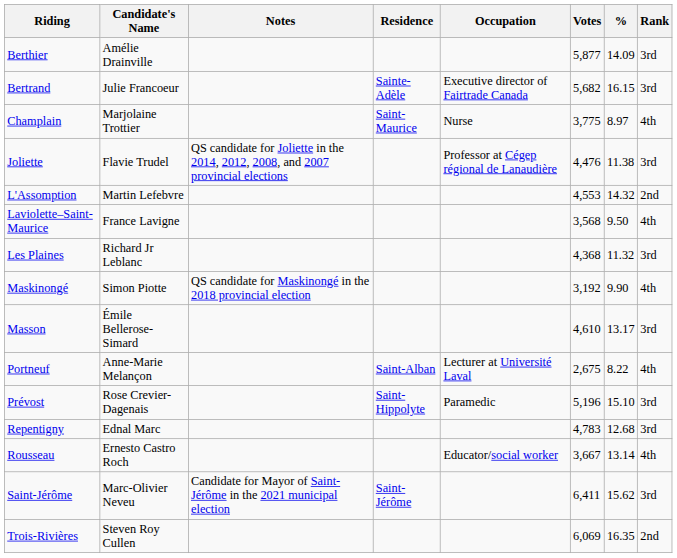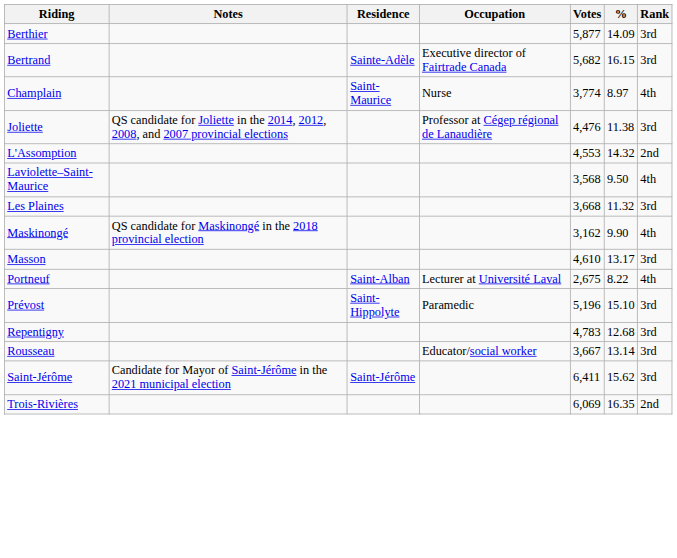- column: (144, 21)
(587, 121) 3,775 -> (587, 93) 3,774
(587, 254) 4,368 -> (587, 206) 3,668
(587, 288) 3,192 -> (587, 232) 3,162
(648, 455) 4th -> (649, 351) 3rd
